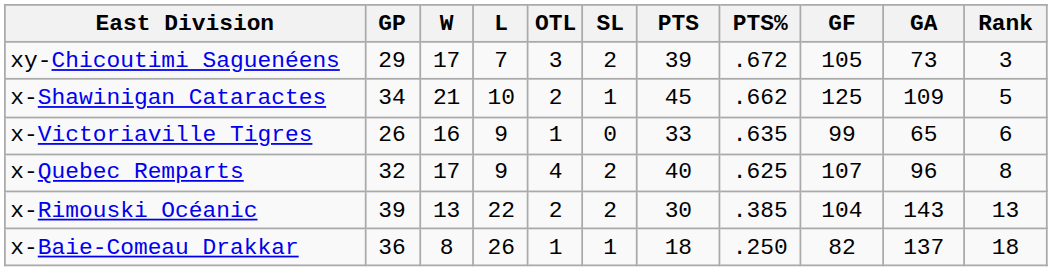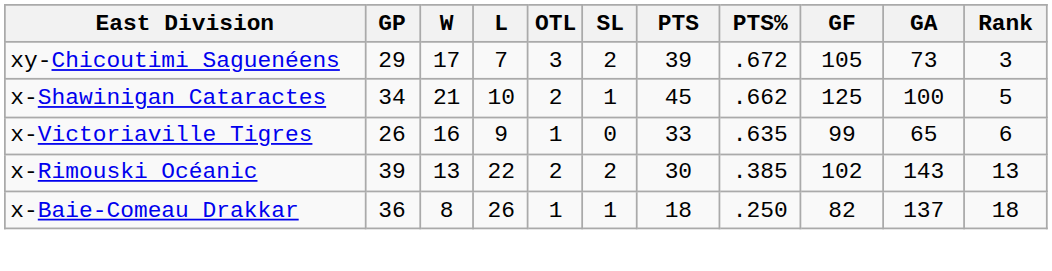(924, 98) 109 -> (924, 98) 100
- row: (127, 173)
(842, 210) 104 -> (842, 173) 102
